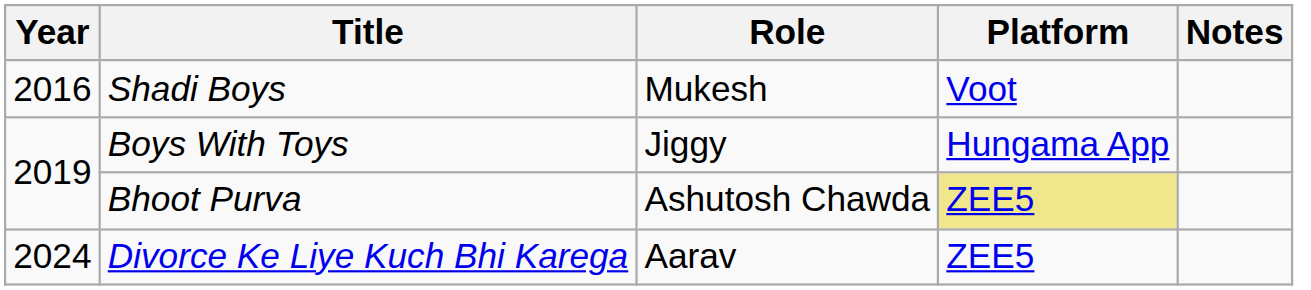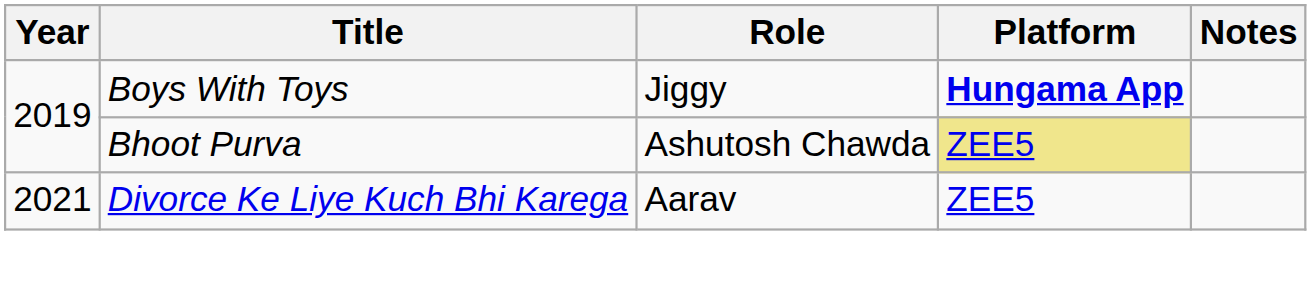- row: (197, 88)
(1058, 144) normal -> (1065, 88) bold
(52, 255) 2024 -> (52, 199) 2021
